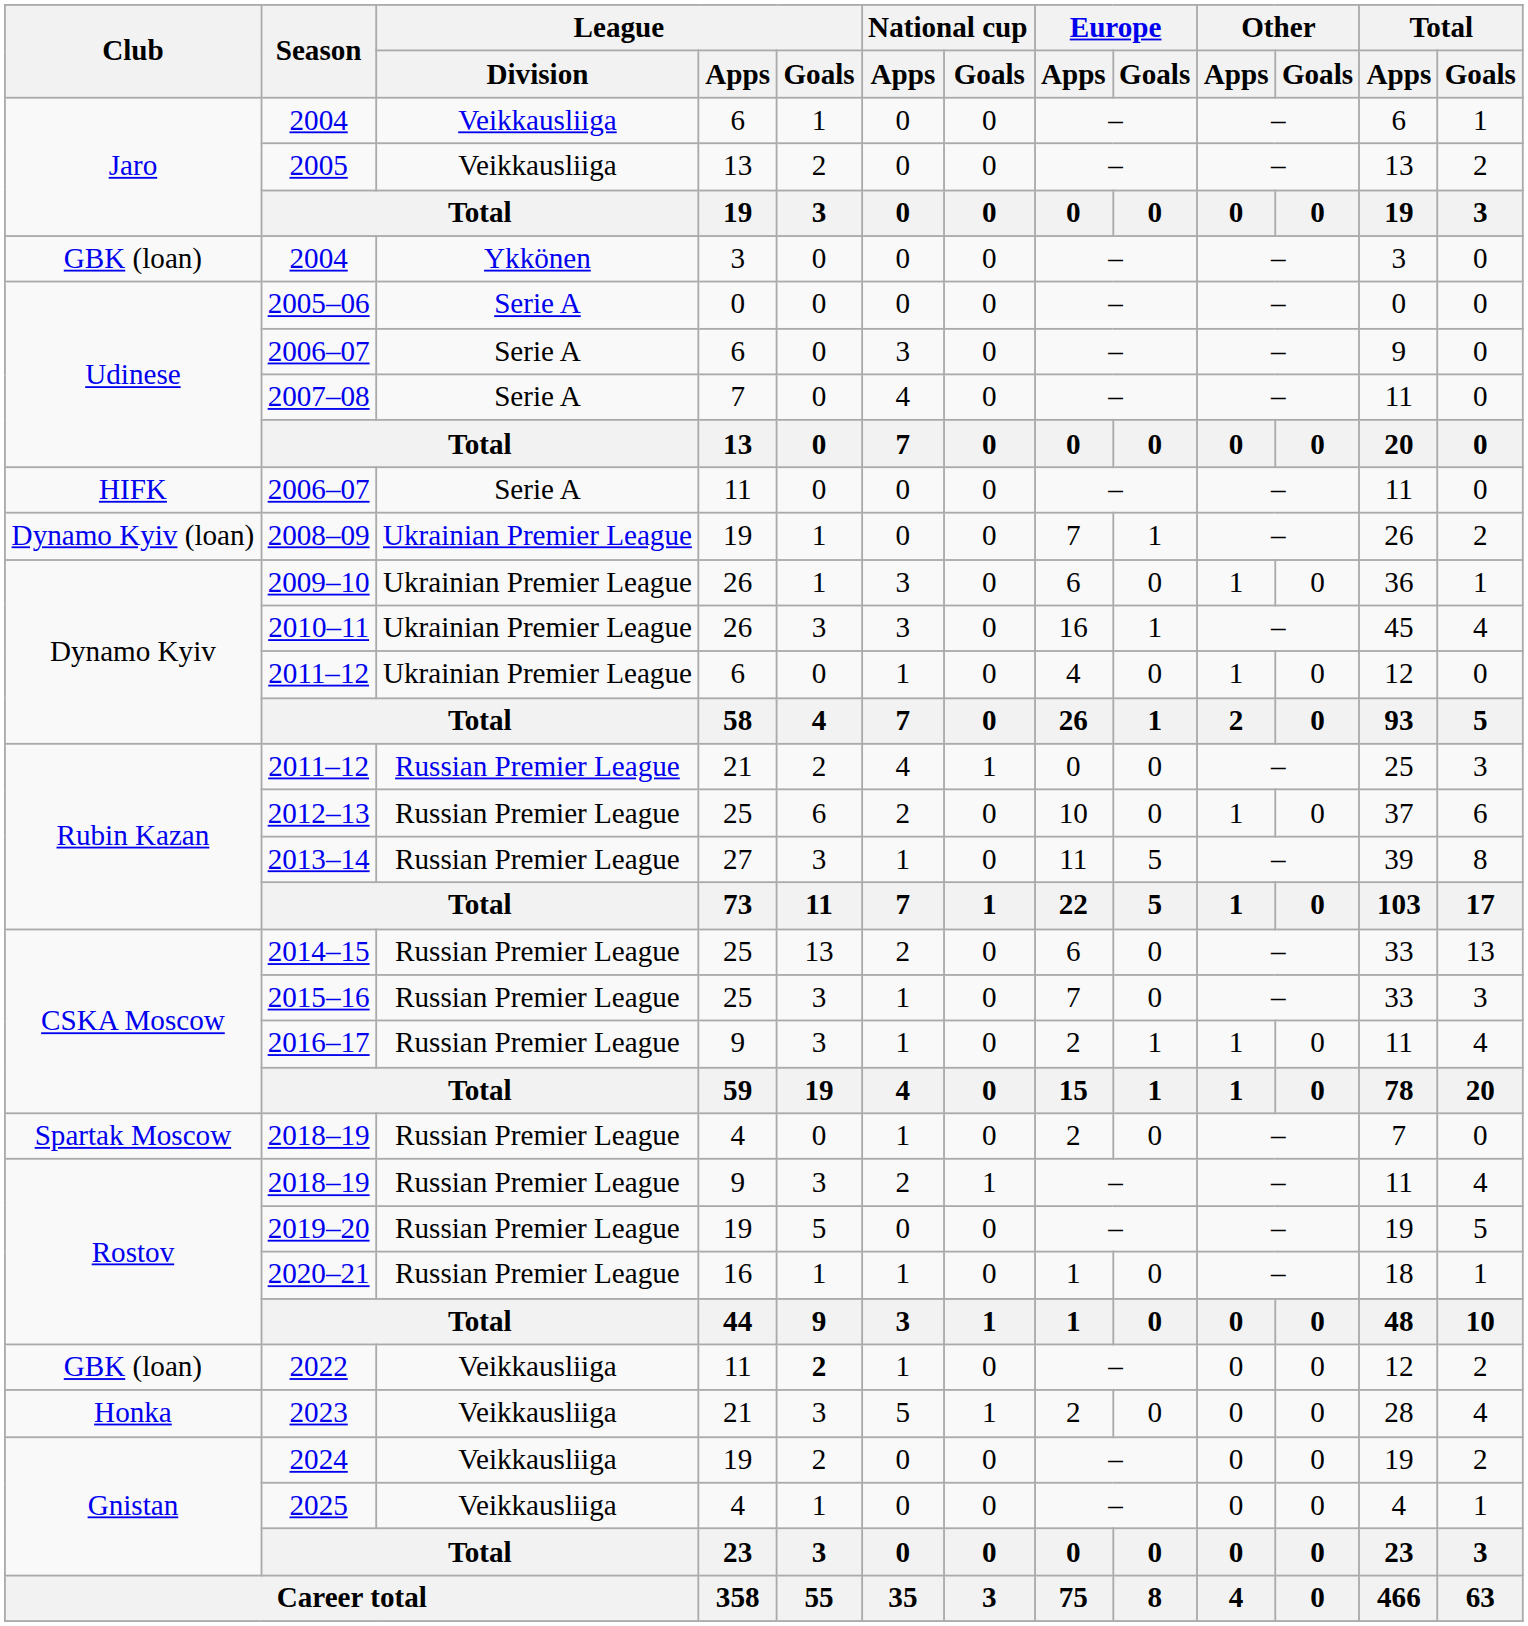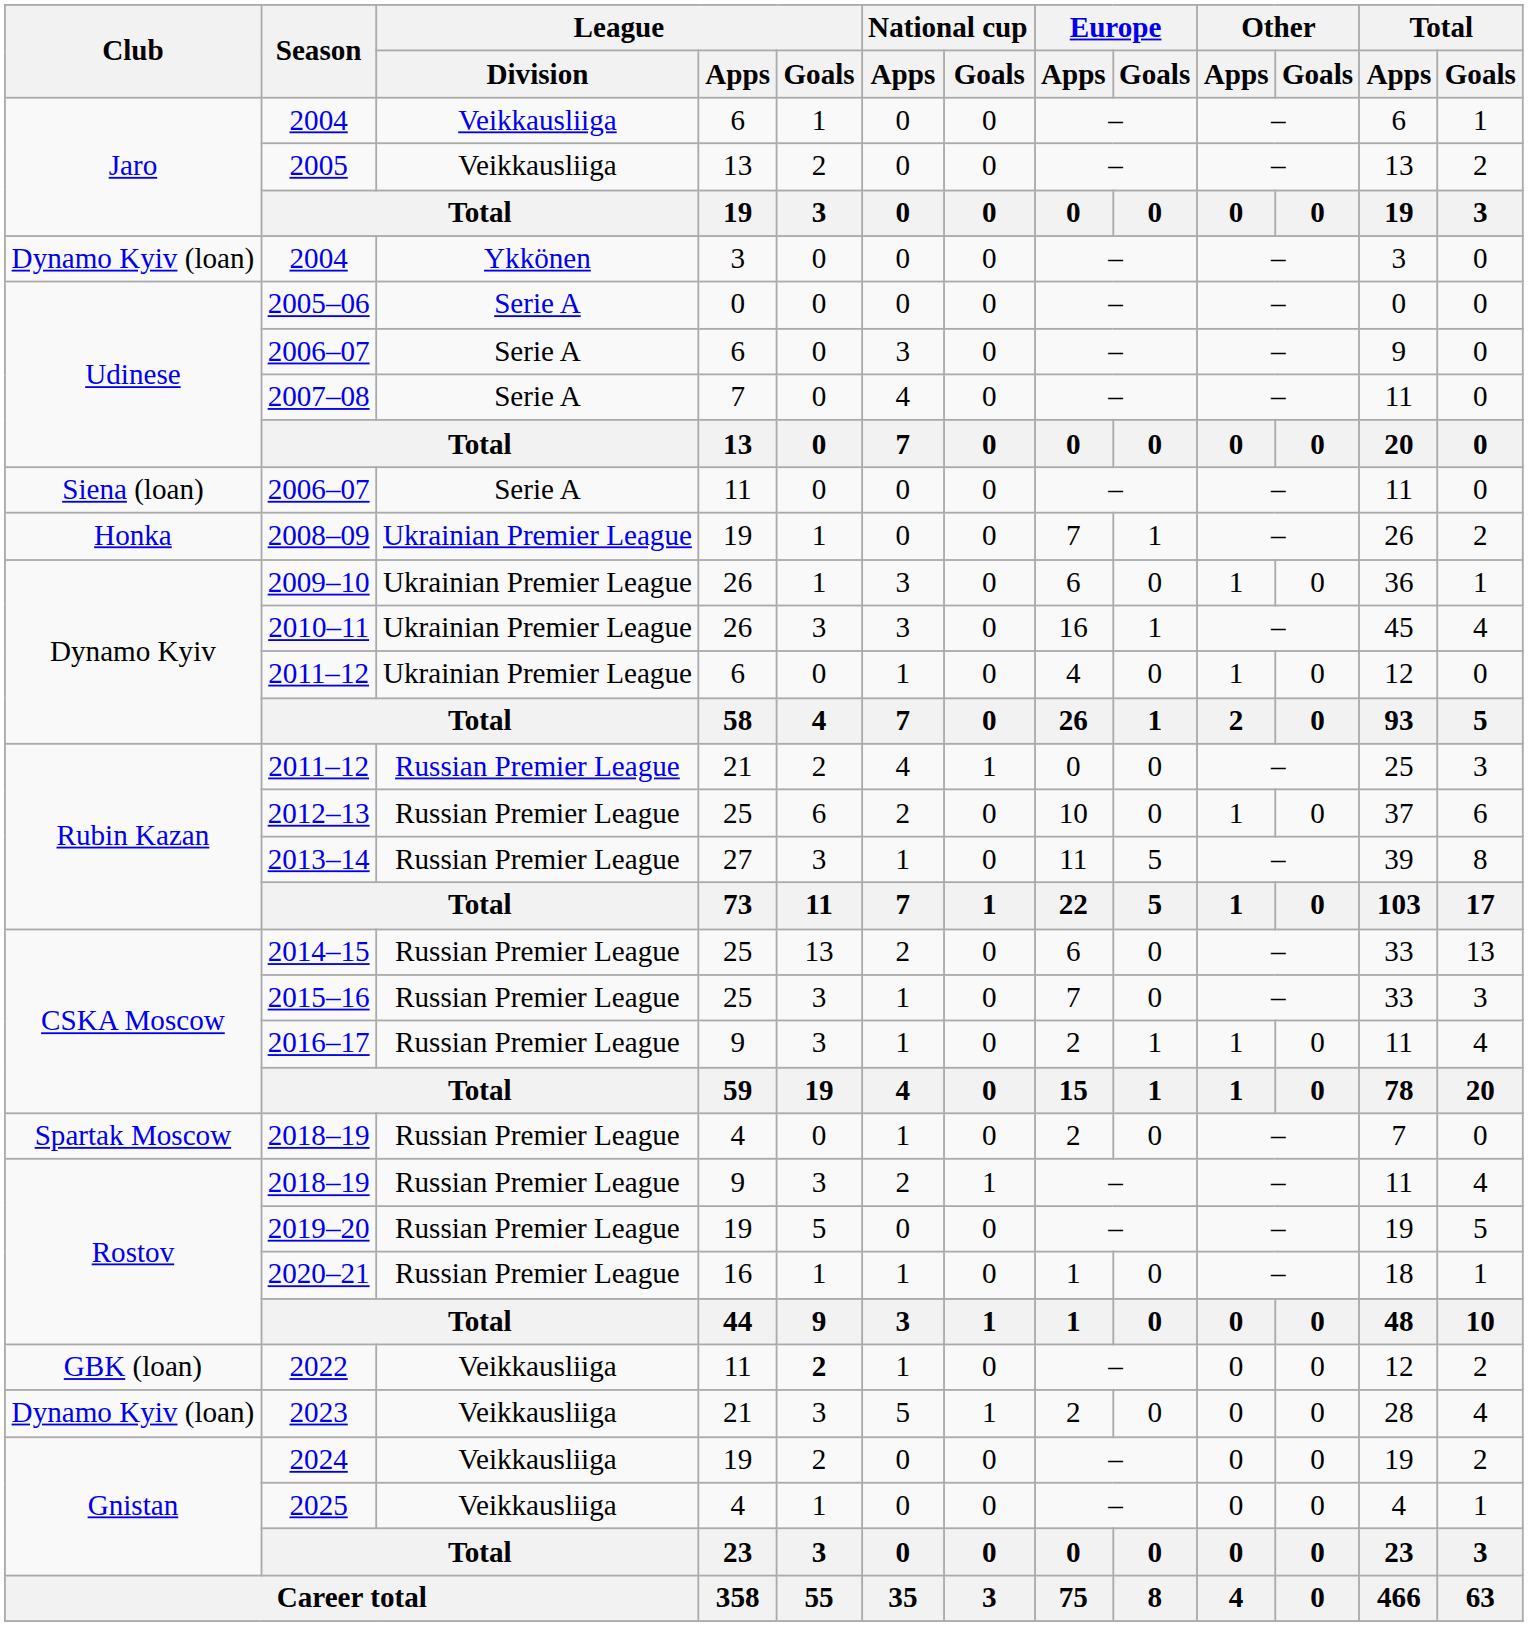(133, 258) GBK (loan) -> (133, 258) Dynamo Kyiv (loan)
(133, 489) HIFK -> (133, 489) Siena (loan)
(133, 535) Dynamo Kyiv (loan) -> (133, 535) Honka
(133, 1413) Honka -> (133, 1413) Dynamo Kyiv (loan)
